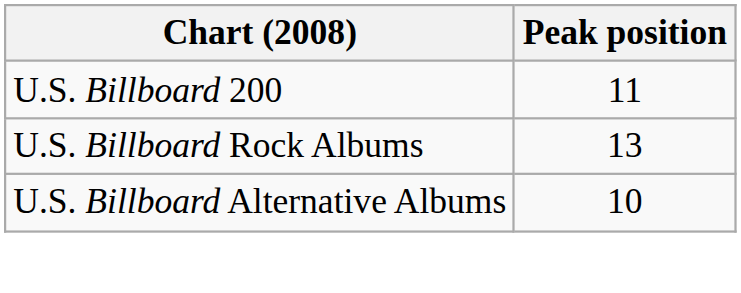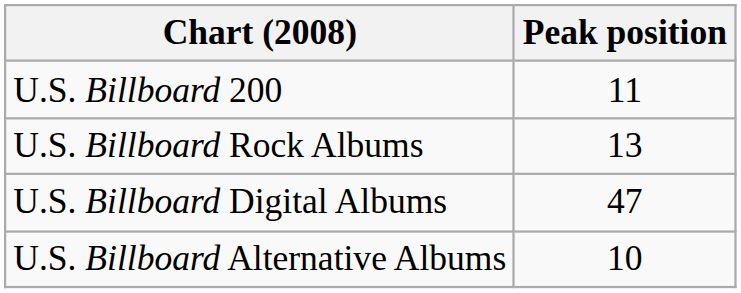+ row: (230, 201)
